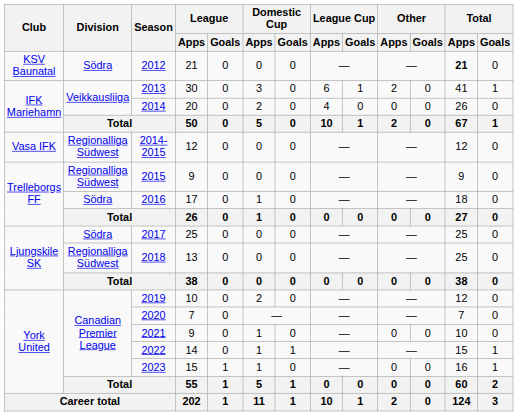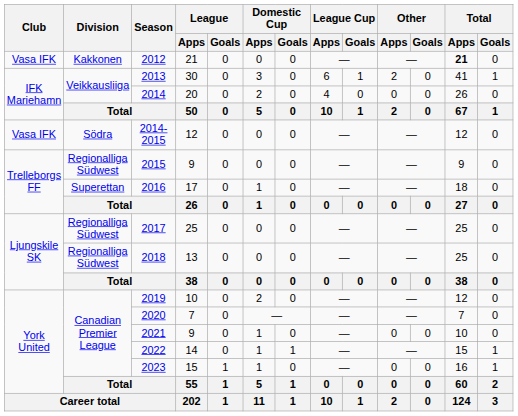(34, 65) KSV Baunatal -> (34, 59) Vasa IFK
(98, 65) Södra -> (98, 59) Kakkonen
(98, 147) Regionalliga Südwest -> (98, 135) Södra
(98, 200) Södra -> (98, 187) Superettan
(98, 234) Södra -> (98, 228) Regionalliga Südwest
